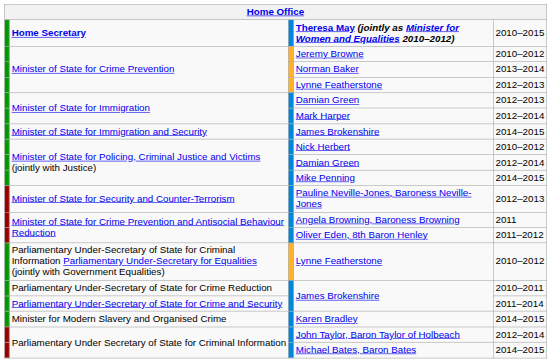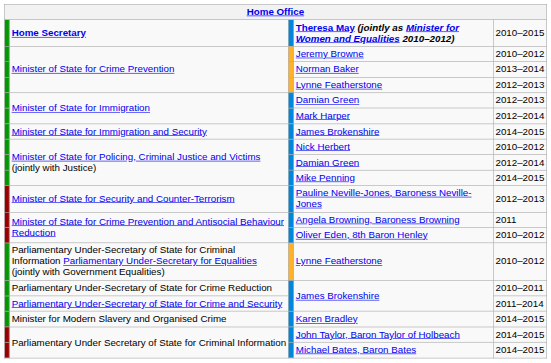(520, 235) 2011–2012 -> (520, 235) 2010–2012
(520, 334) 2012–2014 -> (520, 334) 2014–2015
